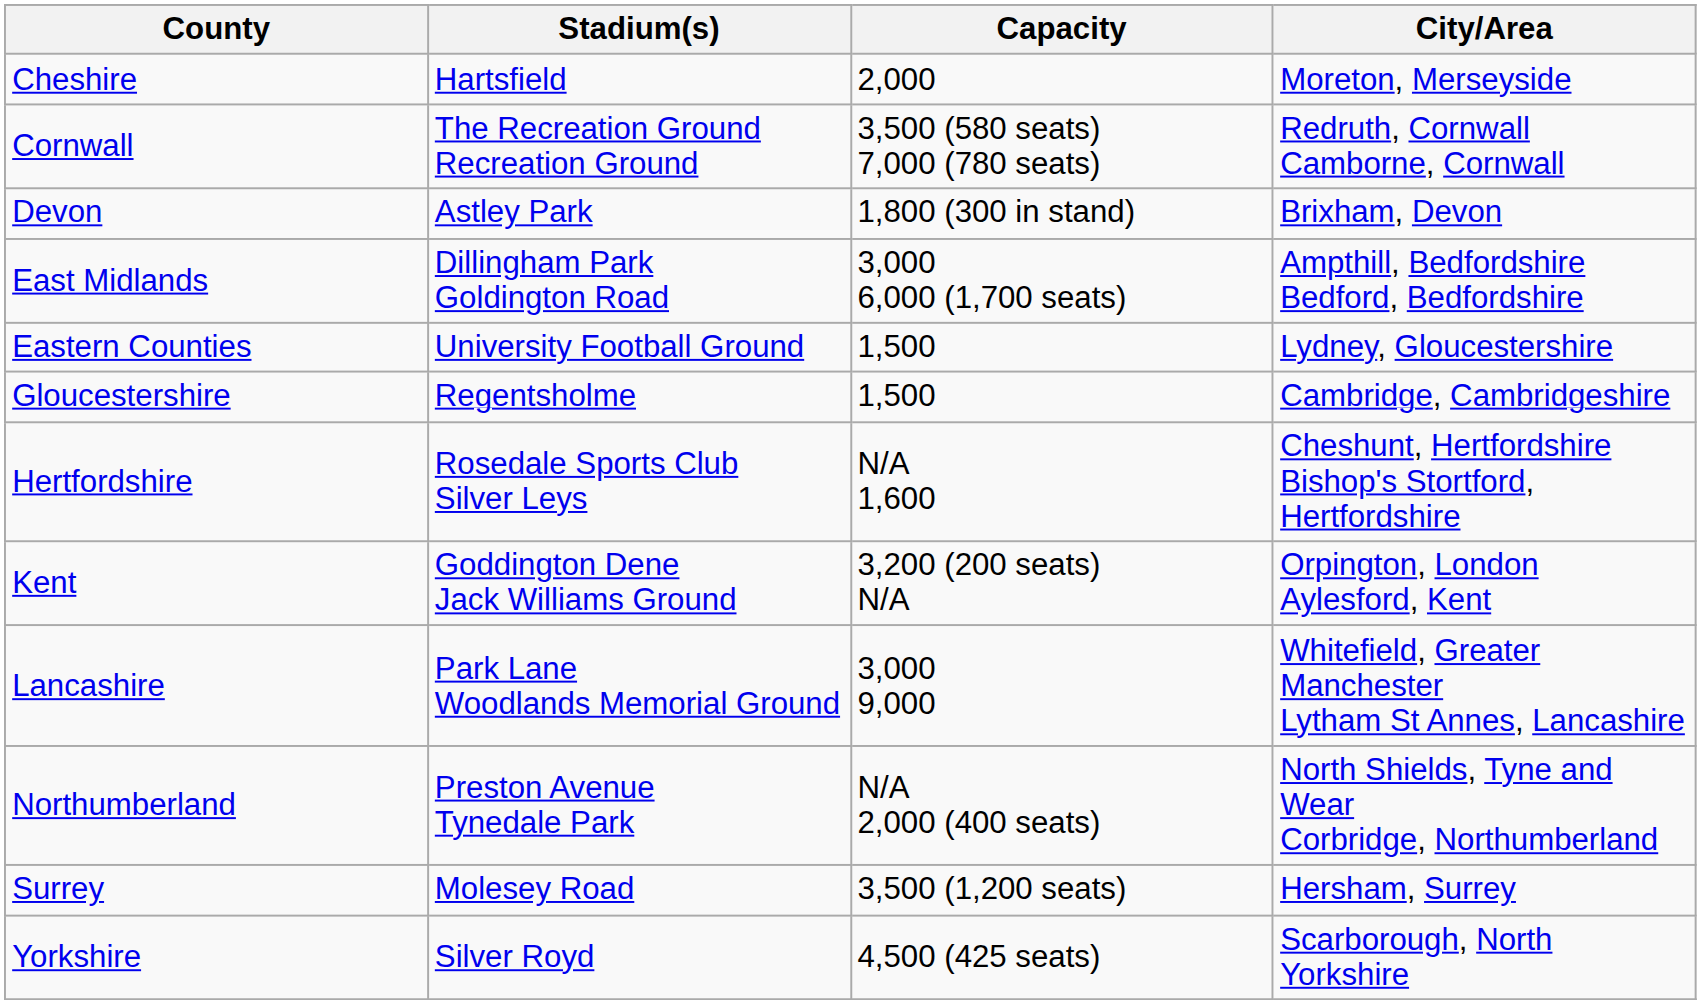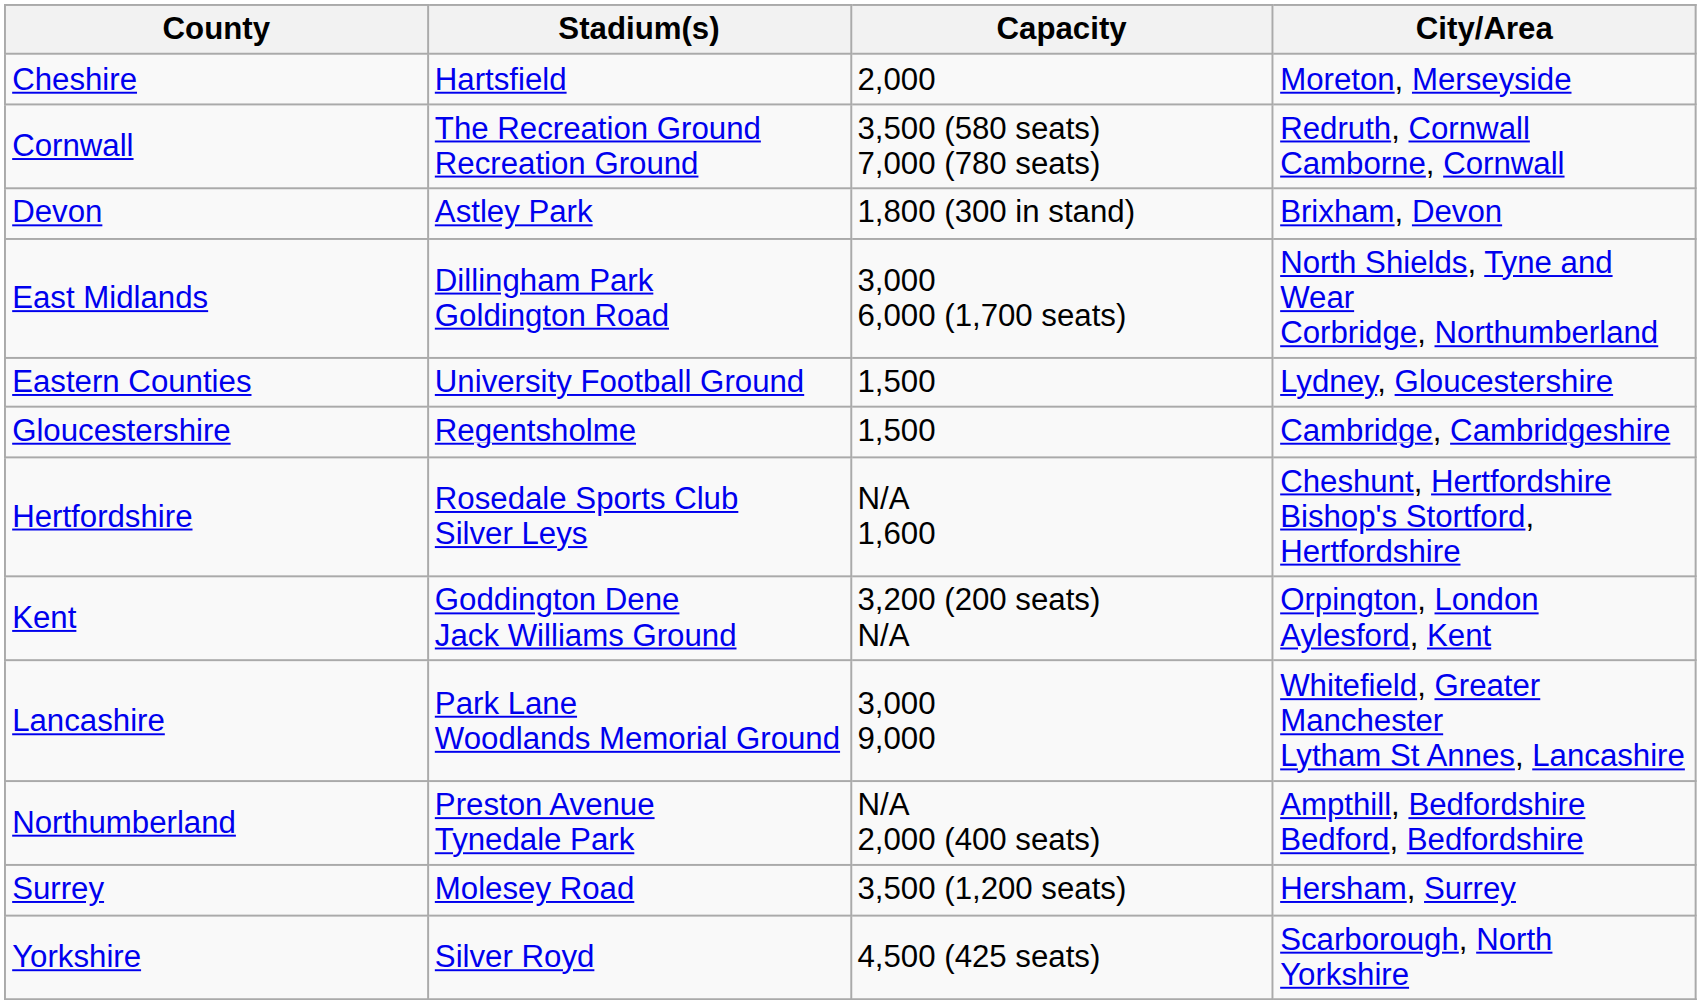(1433, 279) Ampthill, Bedfordshire Bedford, Bedfordshire -> (1469, 297) North Shields, Tyne and Wear Corbridge, Northumberland
(1469, 804) North Shields, Tyne and Wear Corbridge, Northumberland -> (1433, 822) Ampthill, Bedfordshire Bedford, Bedfordshire
